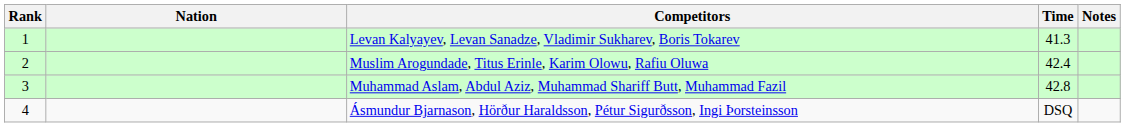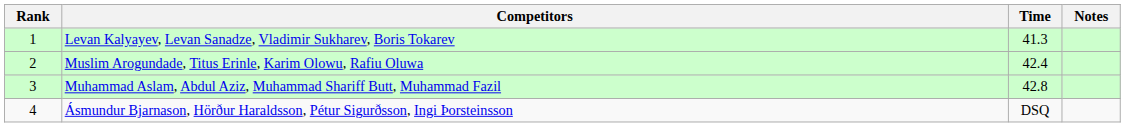- column: (196, 16)
